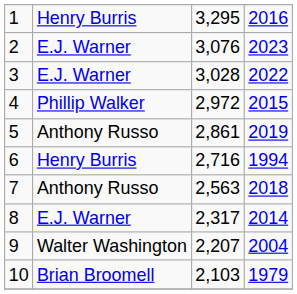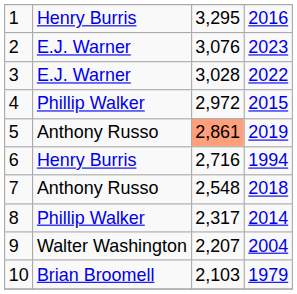(218, 132) no background -> (218, 132) lightsalmon background
(218, 189) 2,563 -> (218, 189) 2,548
(84, 217) E.J. Warner -> (91, 217) Phillip Walker
